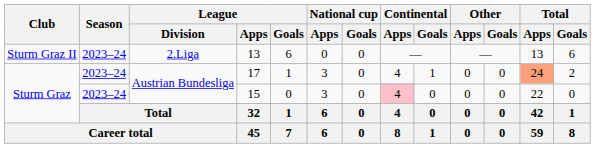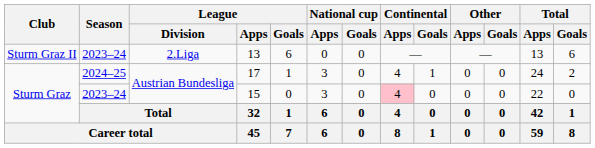(104, 73) 2023–24 -> (104, 73) 2024–25
(537, 73) lightsalmon background -> (537, 73) no background
